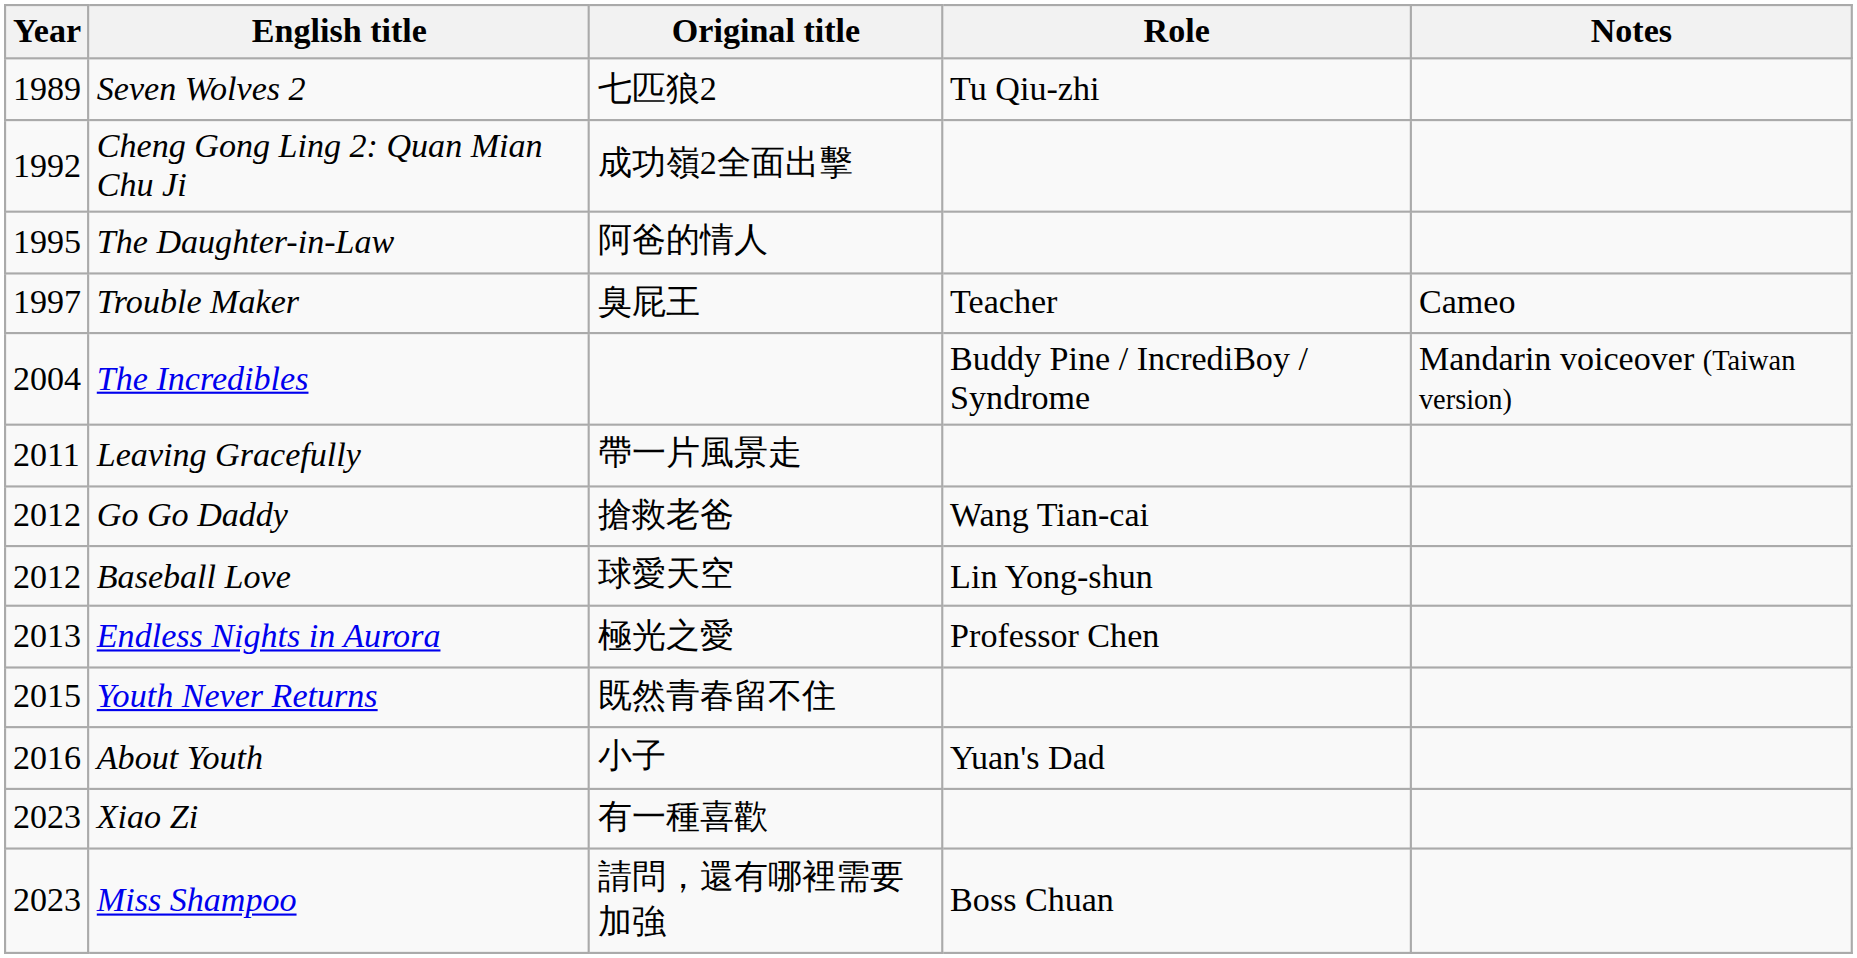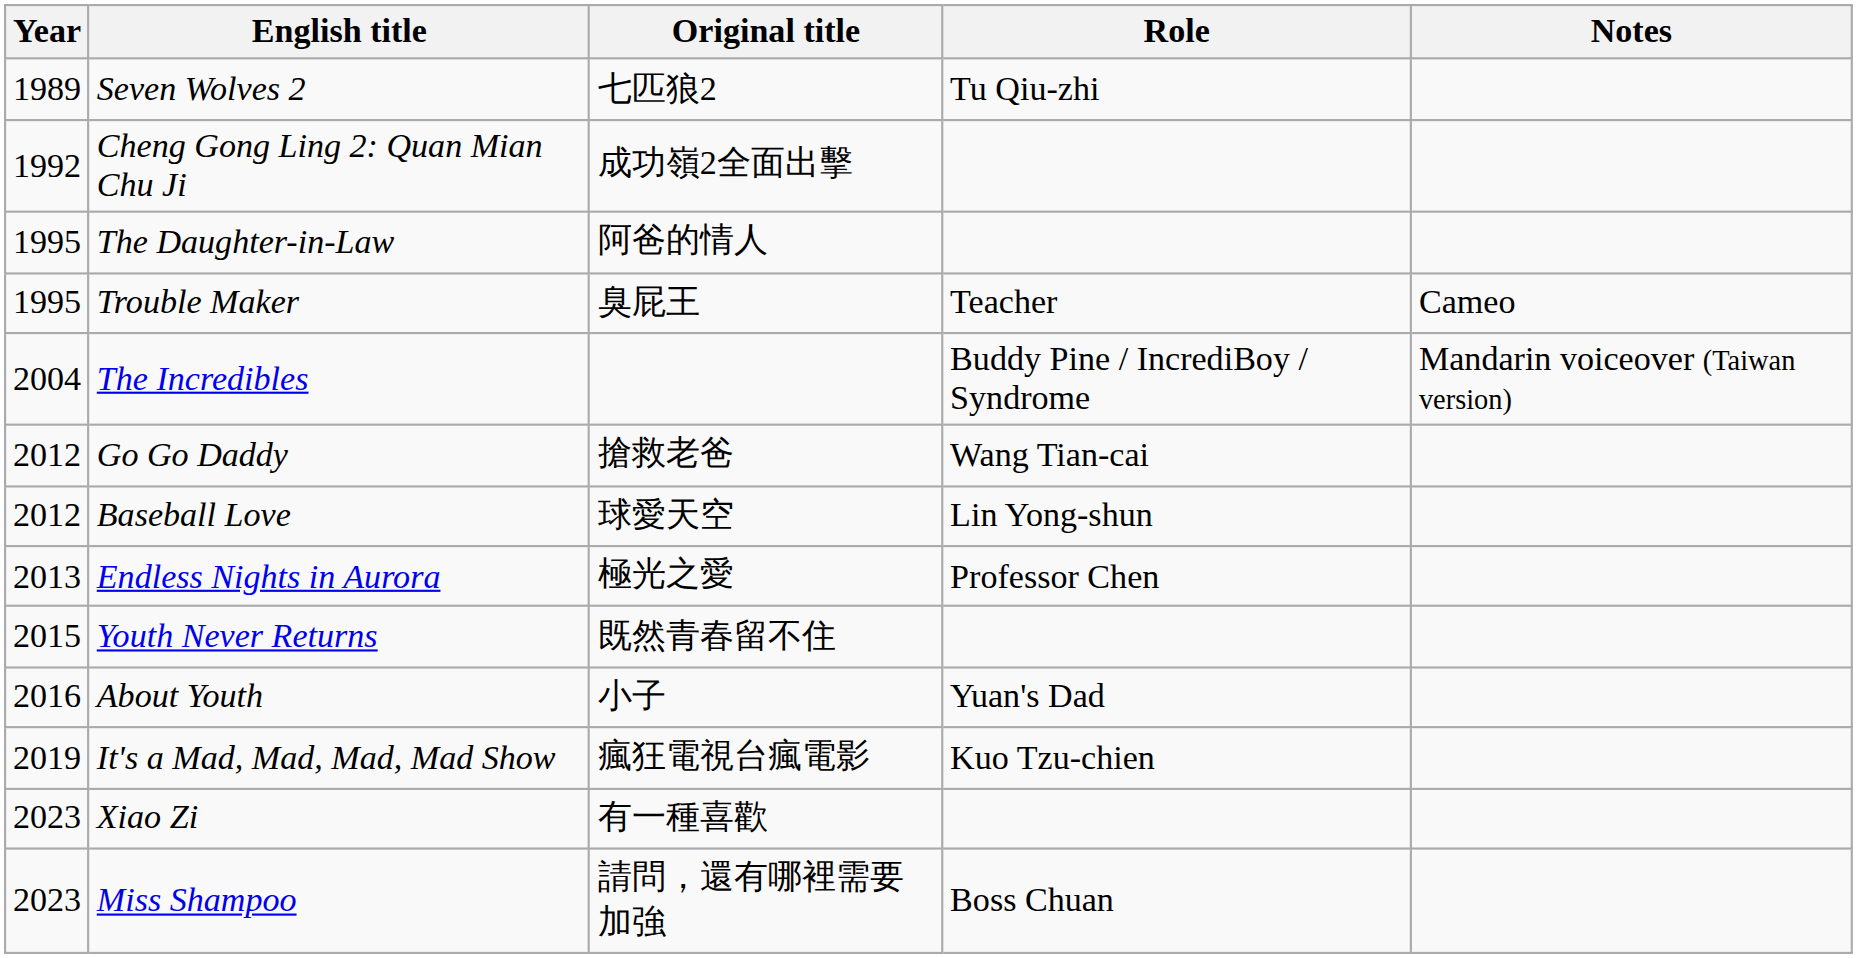(47, 302) 1997 -> (47, 302) 1995
- row: (229, 454)
+ row: (326, 757)
